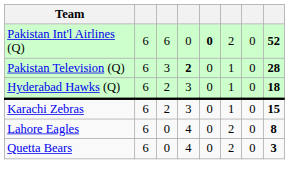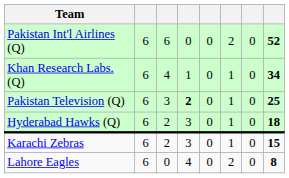(210, 41) bold -> (210, 41) normal
+ row: (60, 75)
(274, 68) 28 -> (274, 101) 25
- row: (40, 148)
